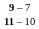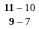rows swapped: (20, 22) <-> (20, 7)
